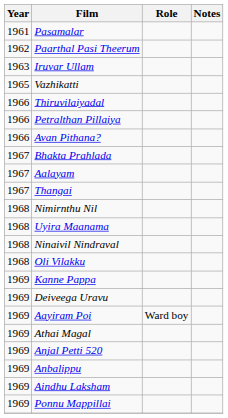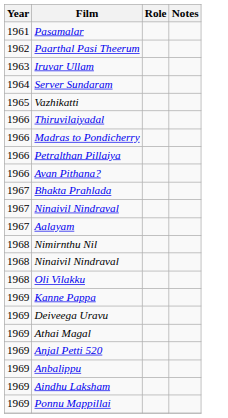+ row: (18, 84)
+ row: (18, 137)
+ row: (18, 208)
- row: (18, 191)
- row: (18, 226)
- row: (18, 315)
